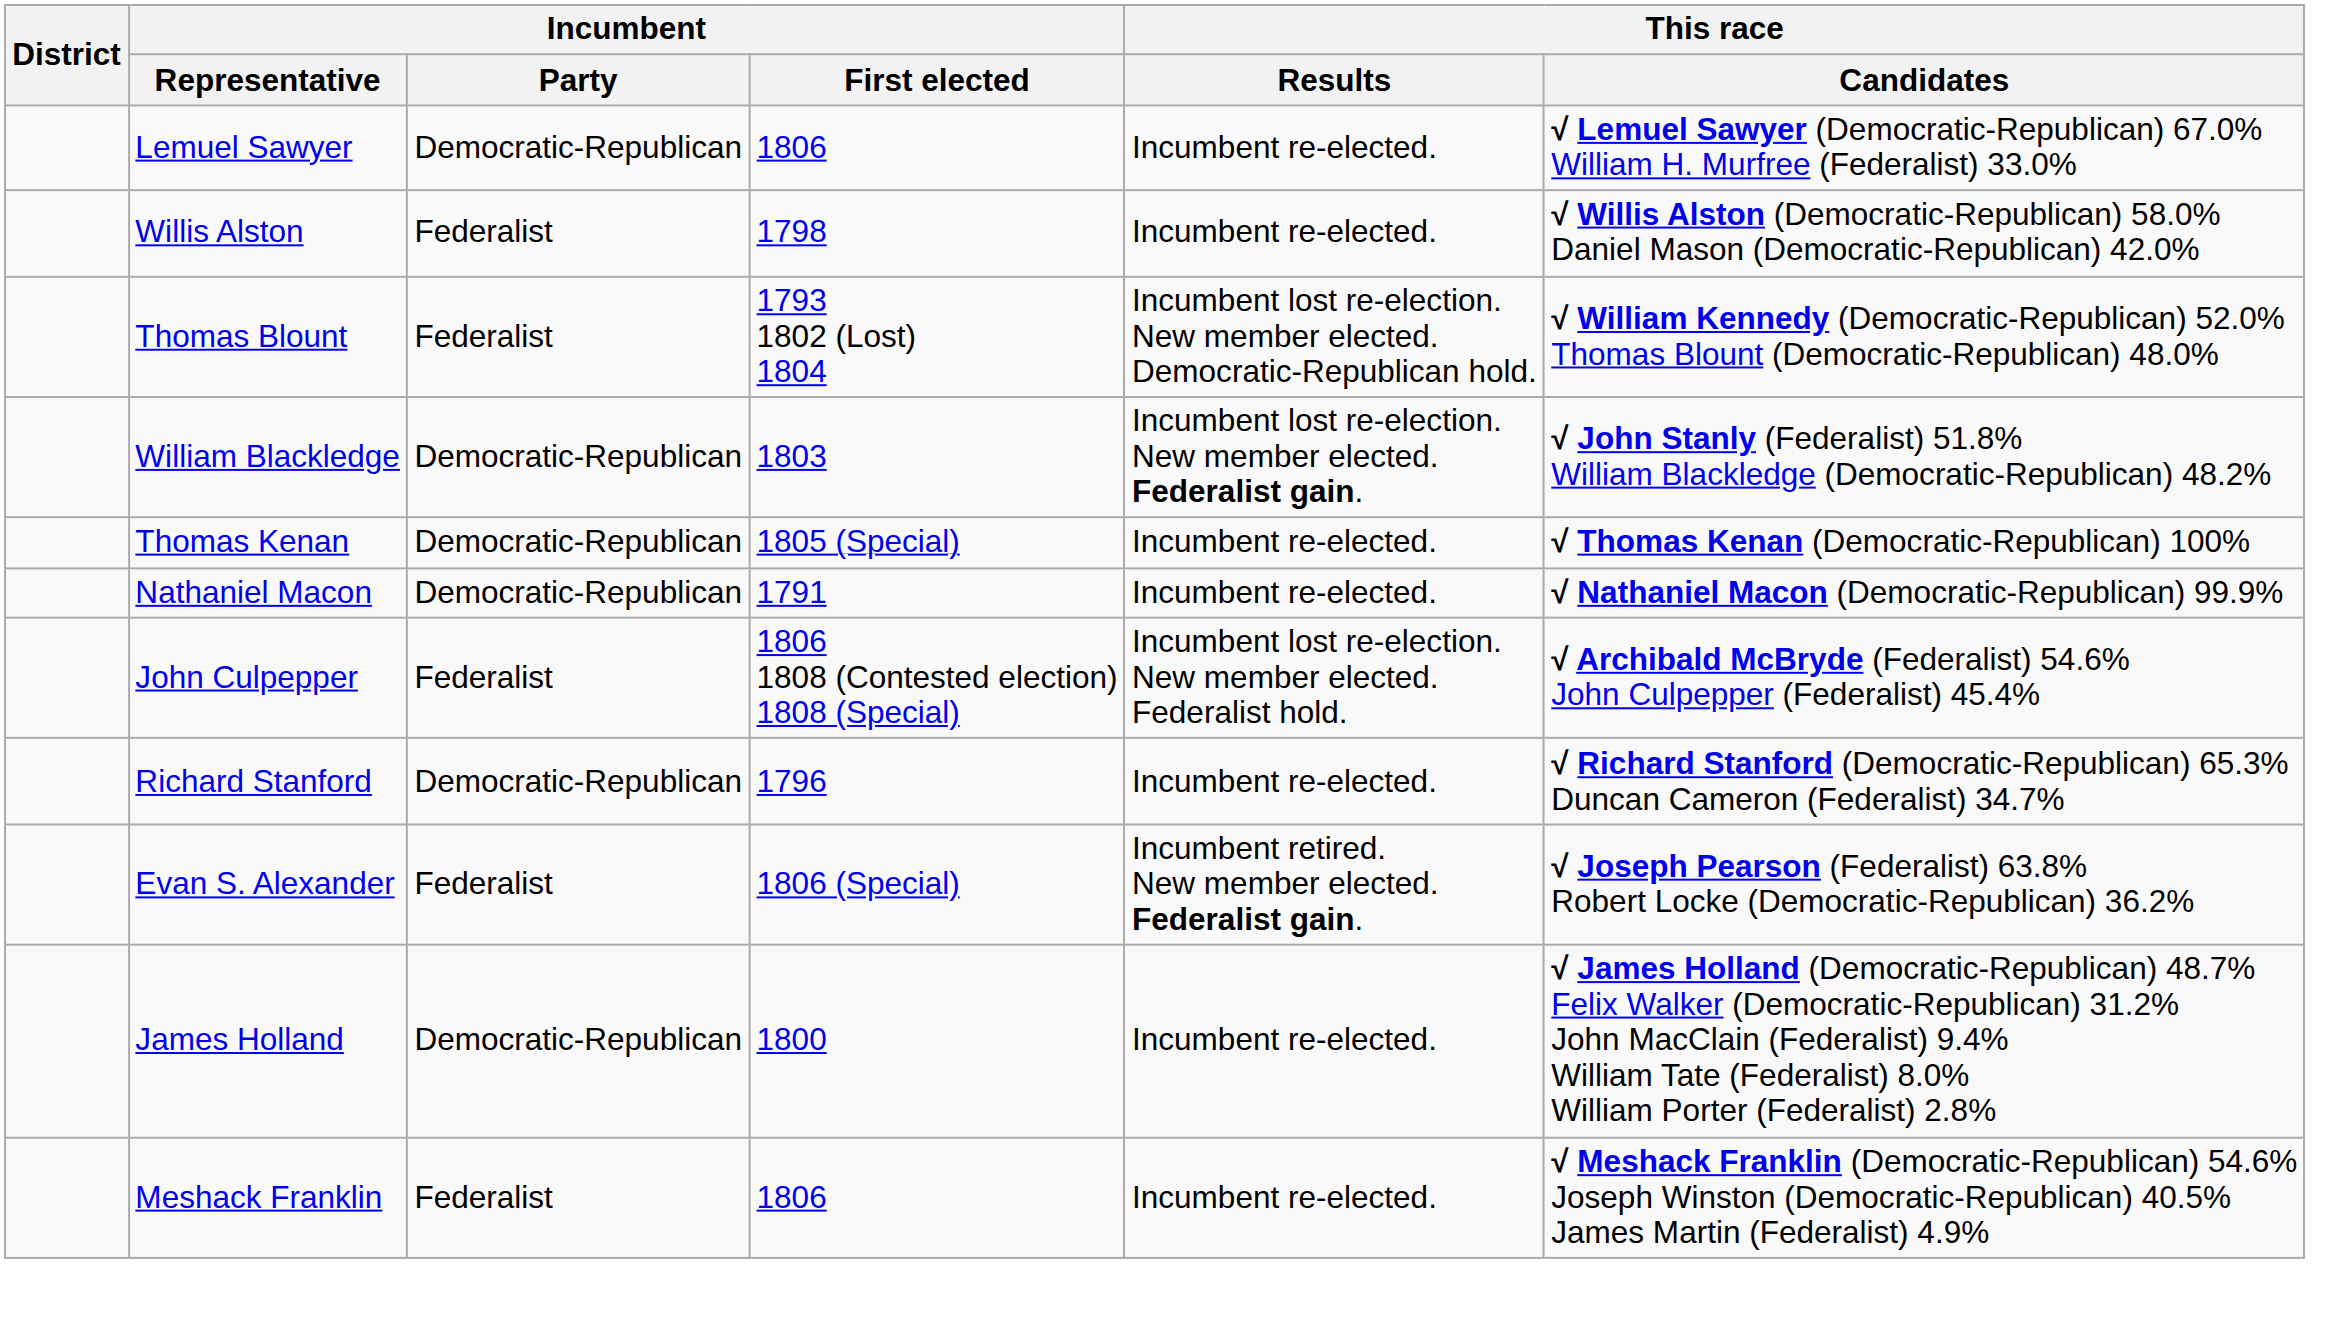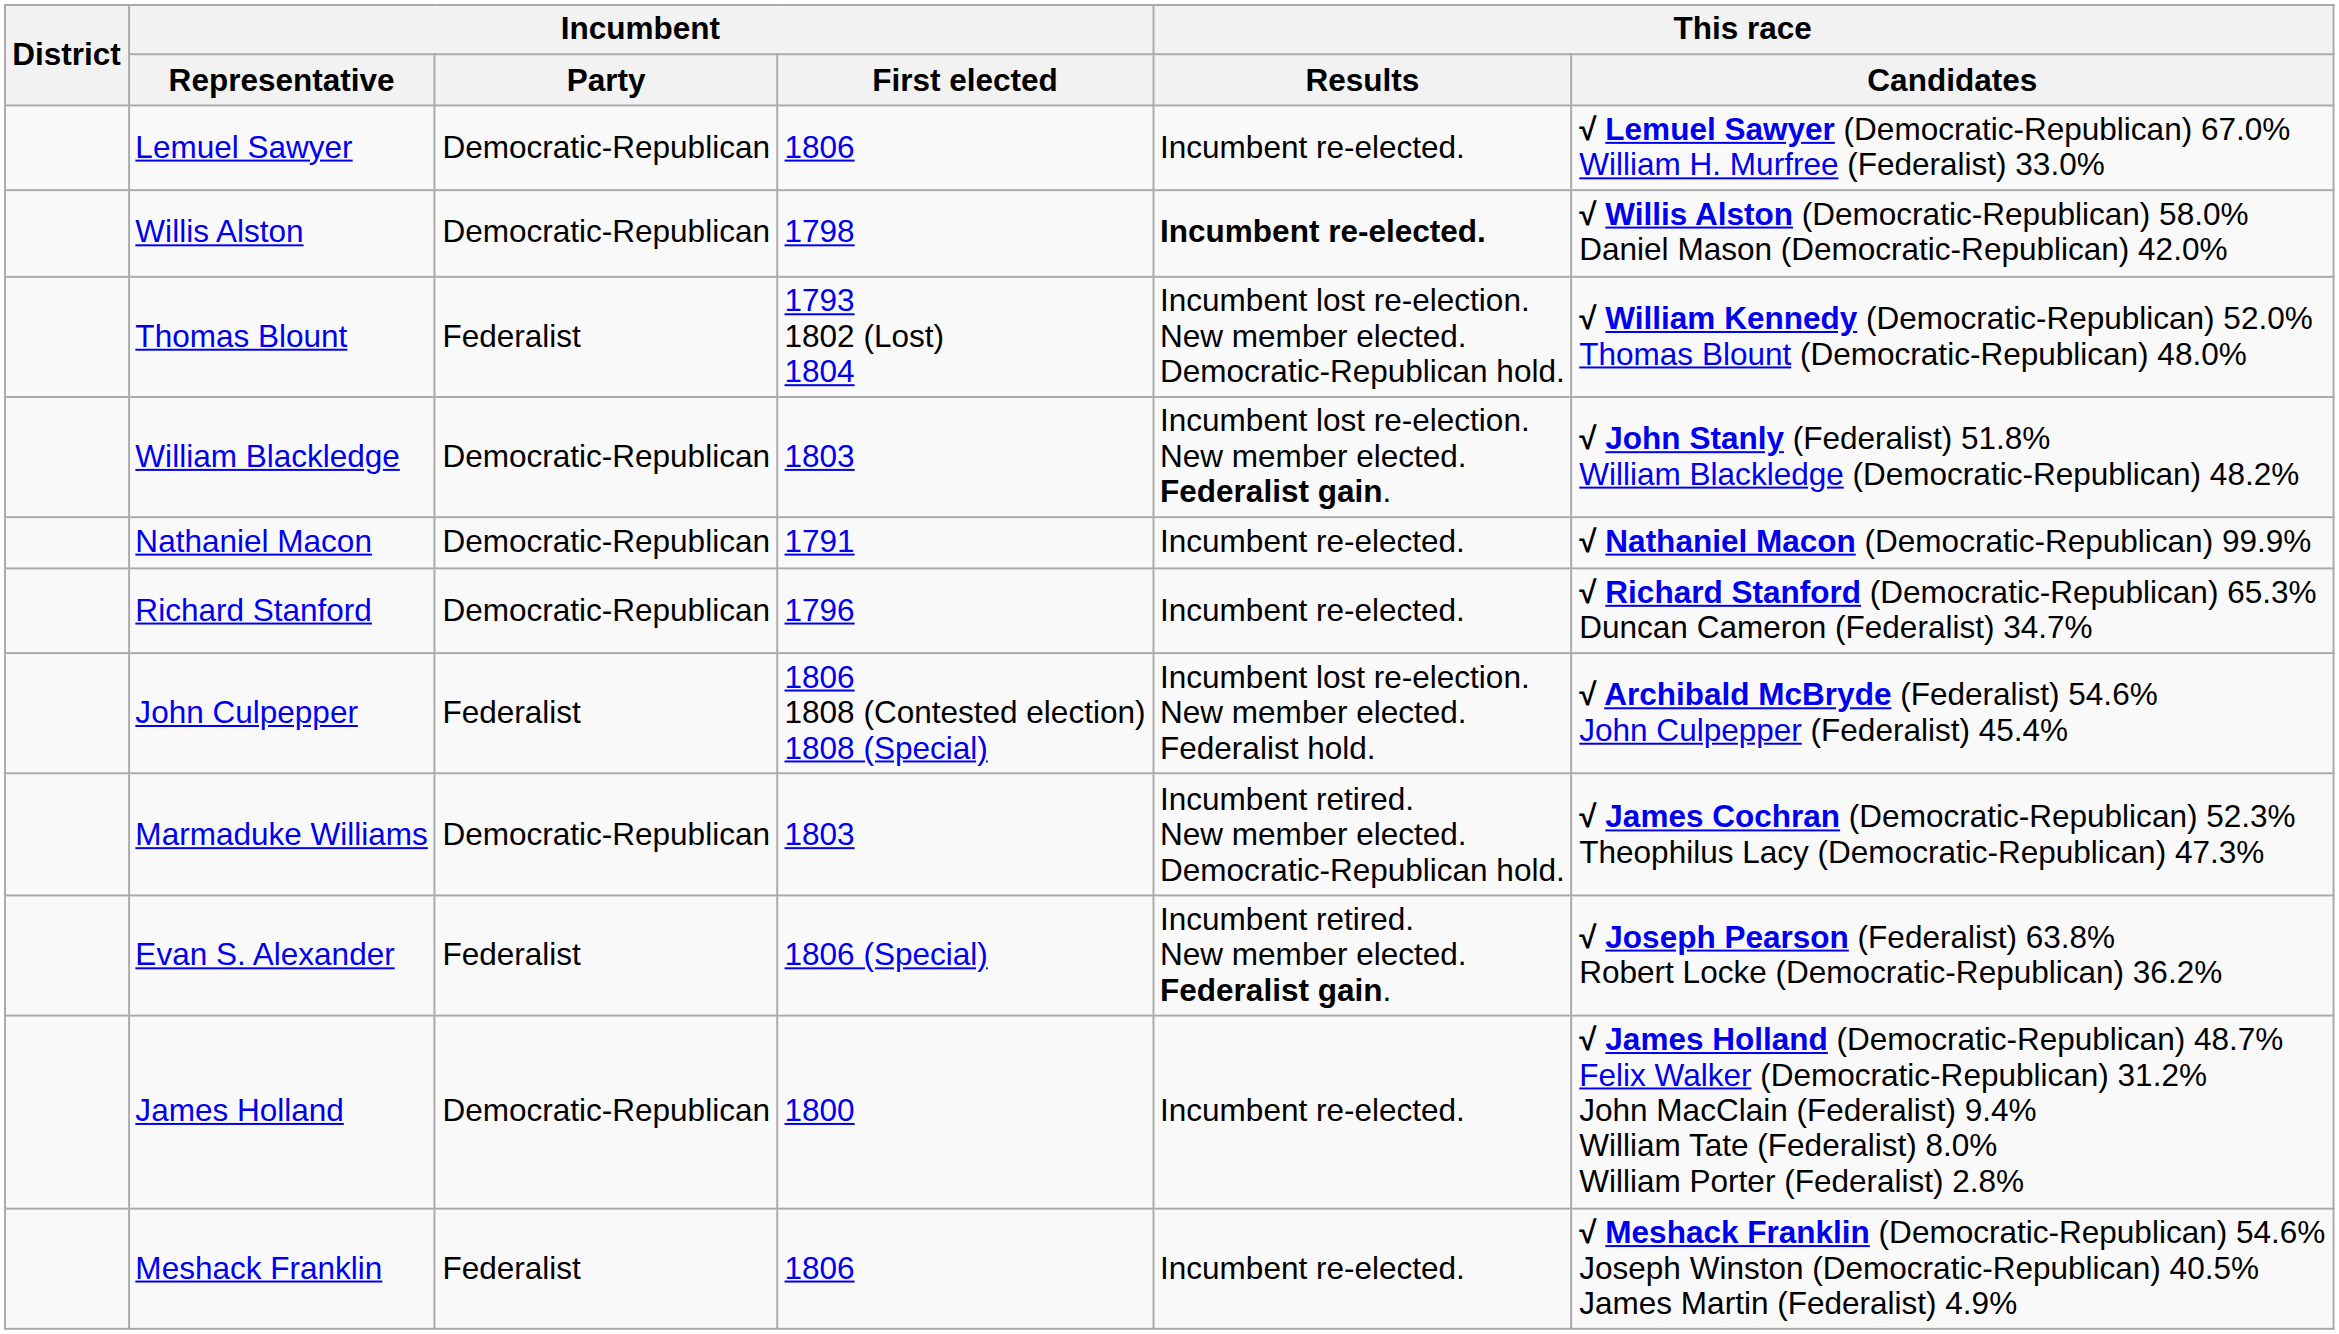(484, 232) Federalist -> (606, 232) Democratic-Republican
(1284, 232) normal -> (1323, 232) bold
- row: (242, 542)
rows swapped: (247, 677) <-> (254, 780)
+ row: (282, 833)
